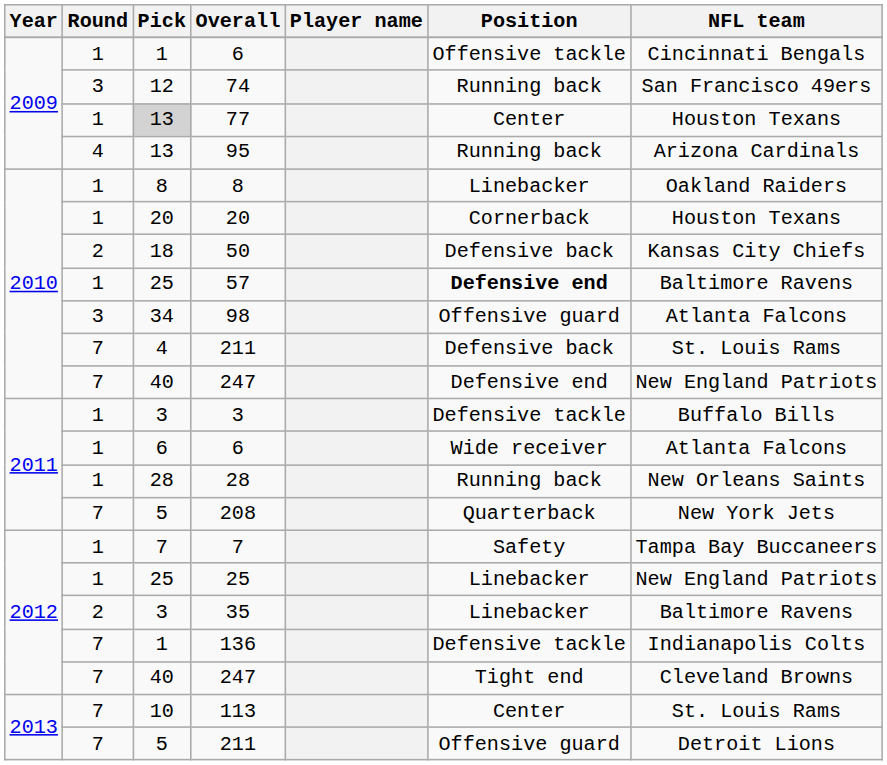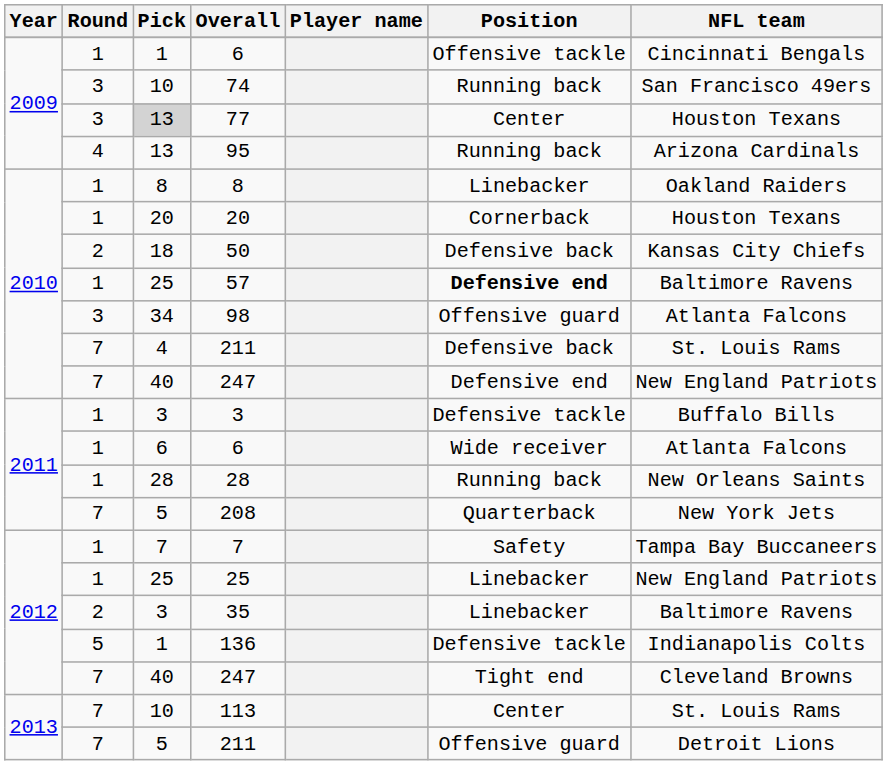(162, 87) 12 -> (162, 87) 10
(98, 120) 1 -> (98, 120) 3
(98, 645) 7 -> (98, 645) 5
